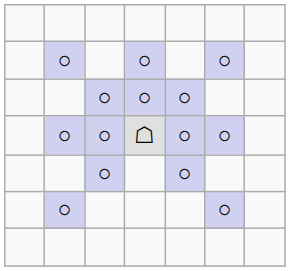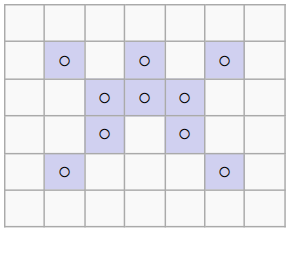- row: (65, 134)
